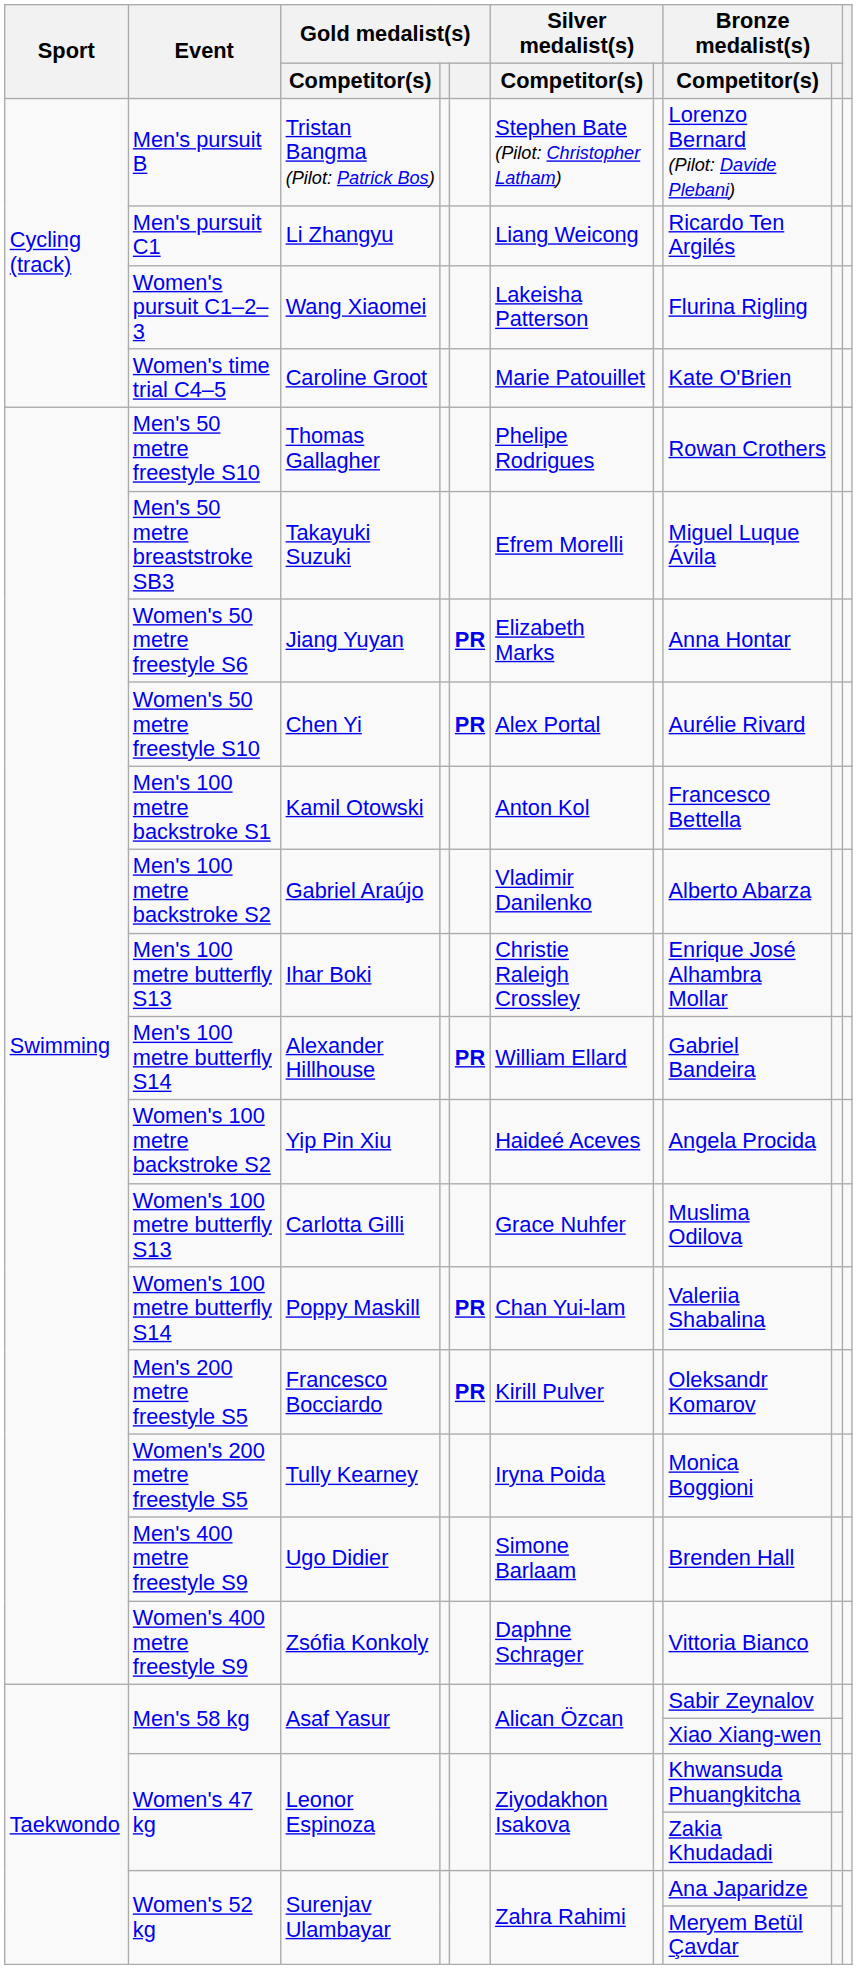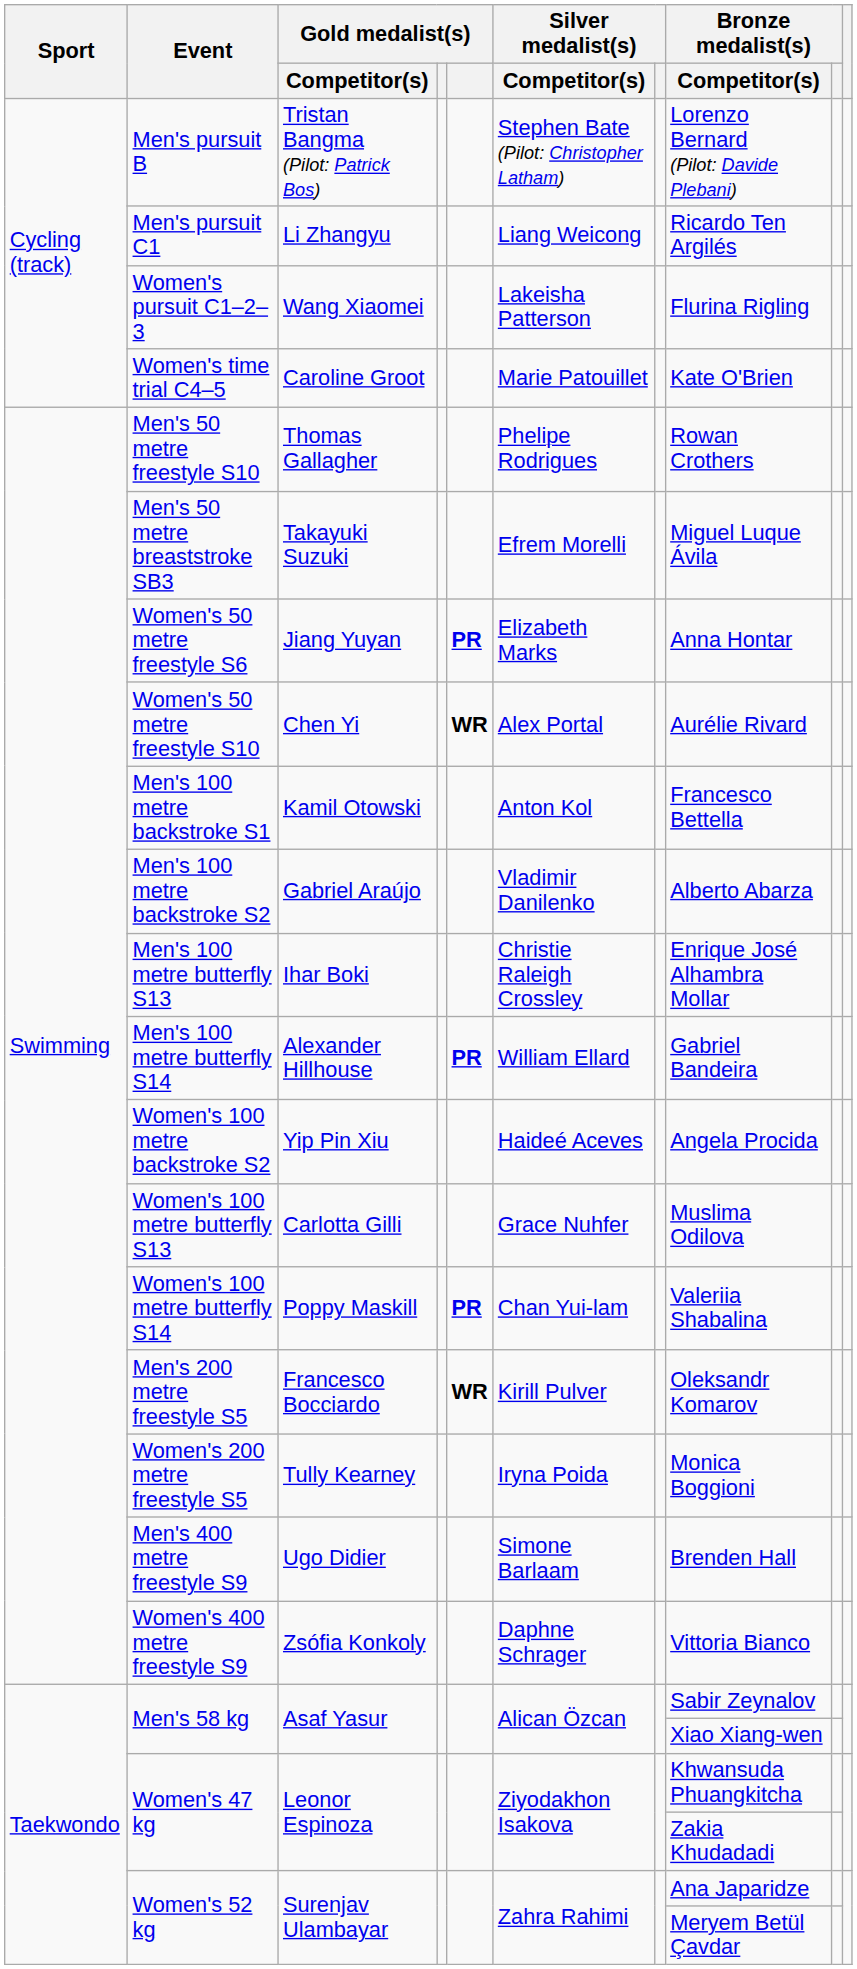(470, 724) PR -> (470, 724) WR
(470, 1391) PR -> (470, 1391) WR
